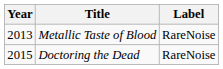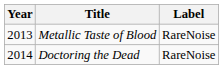(20, 54) 2015 -> (20, 54) 2014
